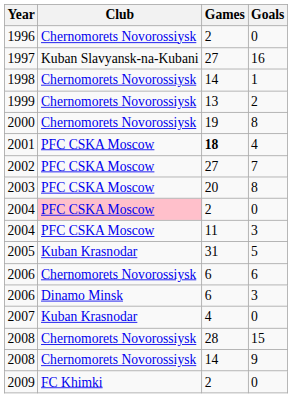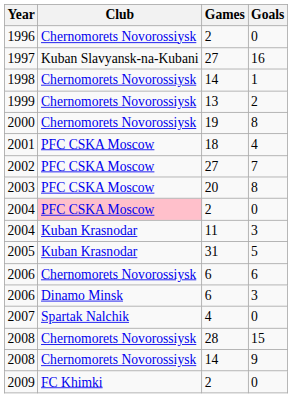(212, 144) bold -> (212, 144) normal
(98, 230) PFC CSKA Moscow -> (89, 230) Kuban Krasnodar
(89, 317) Kuban Krasnodar -> (85, 317) Spartak Nalchik
